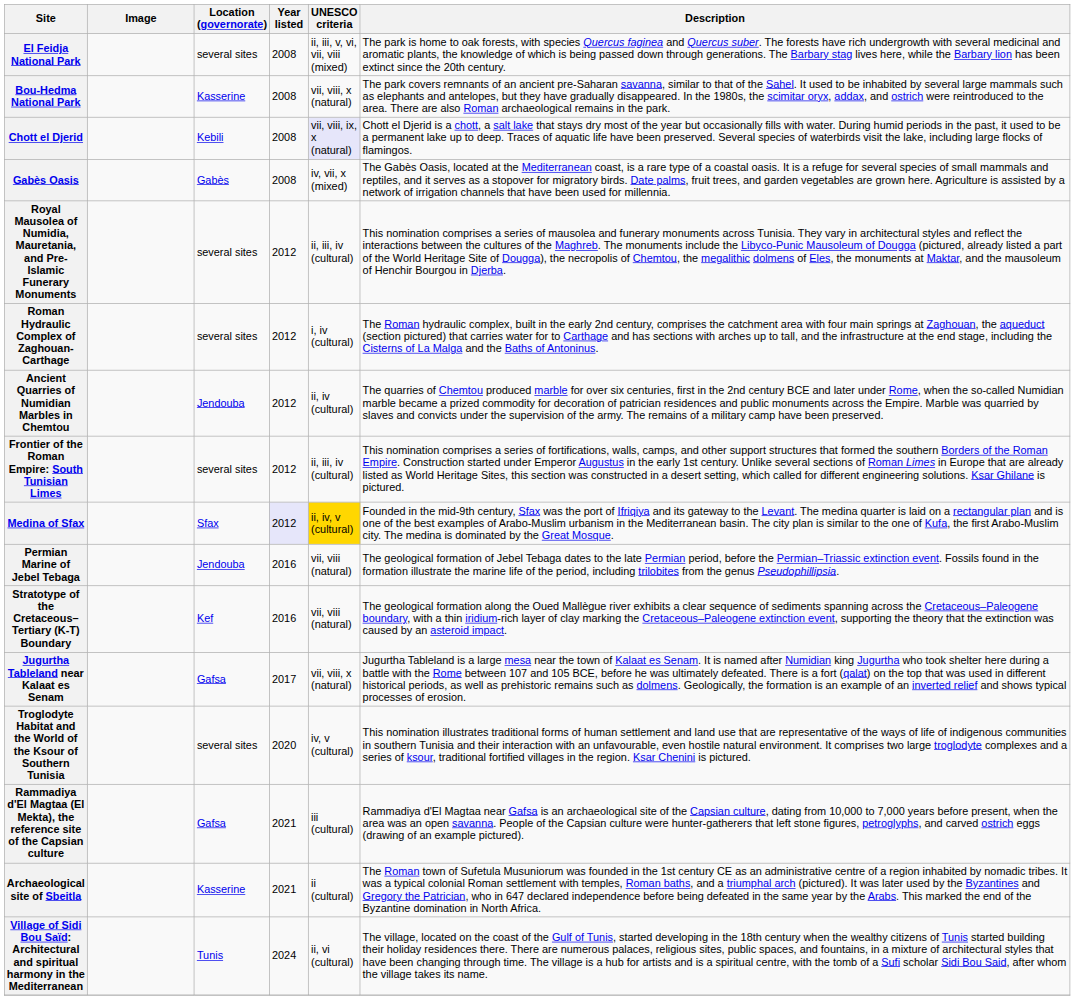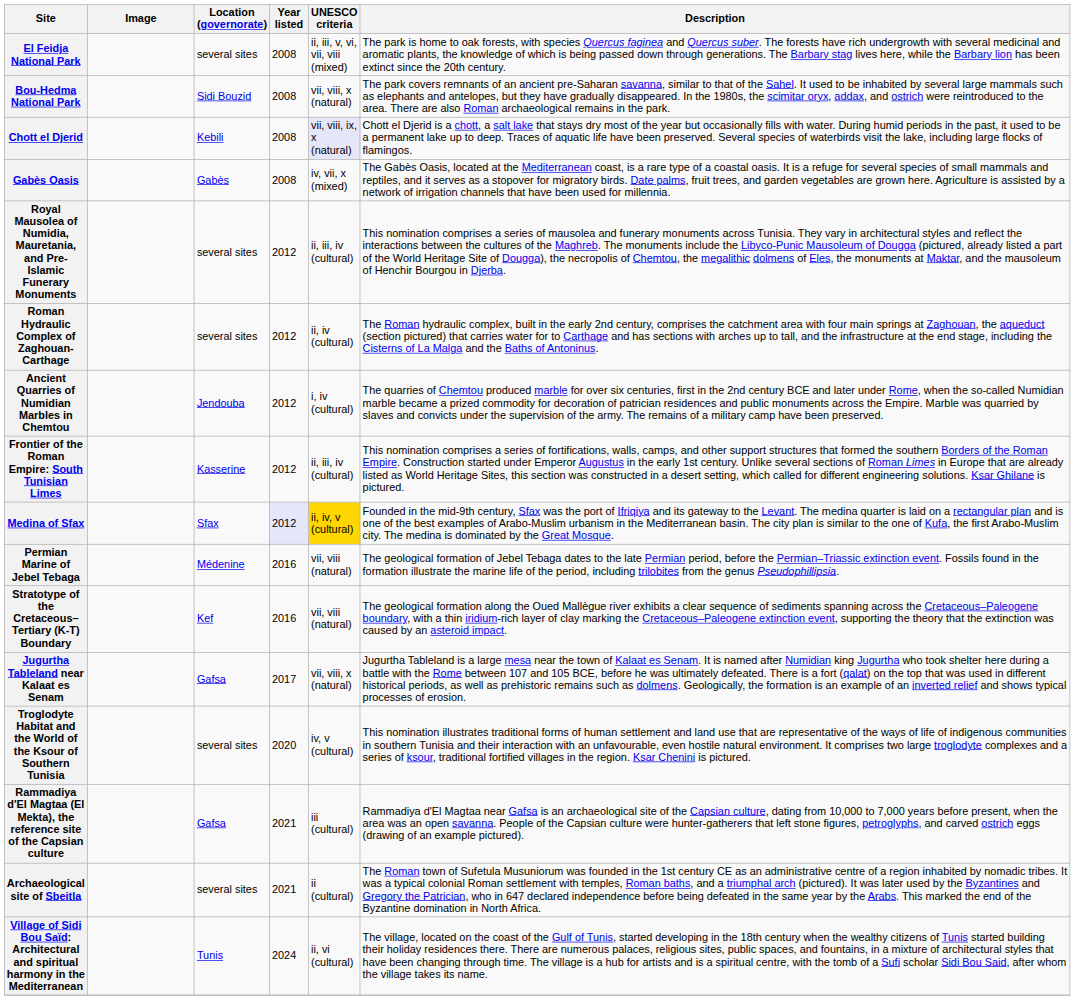(221, 96) Kasserine -> (224, 96) Sidi Bouzid
(332, 336) i, iv (cultural) -> (332, 336) ii, iv (cultural)
(332, 403) ii, iv (cultural) -> (332, 403) i, iv (cultural)
(227, 469) several sites -> (221, 469) Kasserine
(221, 565) Jendouba -> (221, 565) Médenine
(221, 890) Kasserine -> (227, 890) several sites
